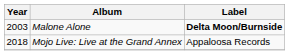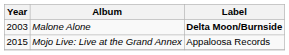(17, 42) 2018 -> (17, 42) 2015
